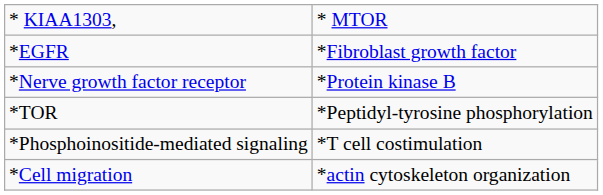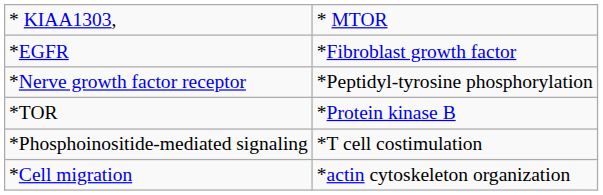(386, 81) *Protein kinase B -> (455, 81) *Peptidyl-tyrosine phosphorylation
(455, 112) *Peptidyl-tyrosine phosphorylation -> (386, 112) *Protein kinase B
